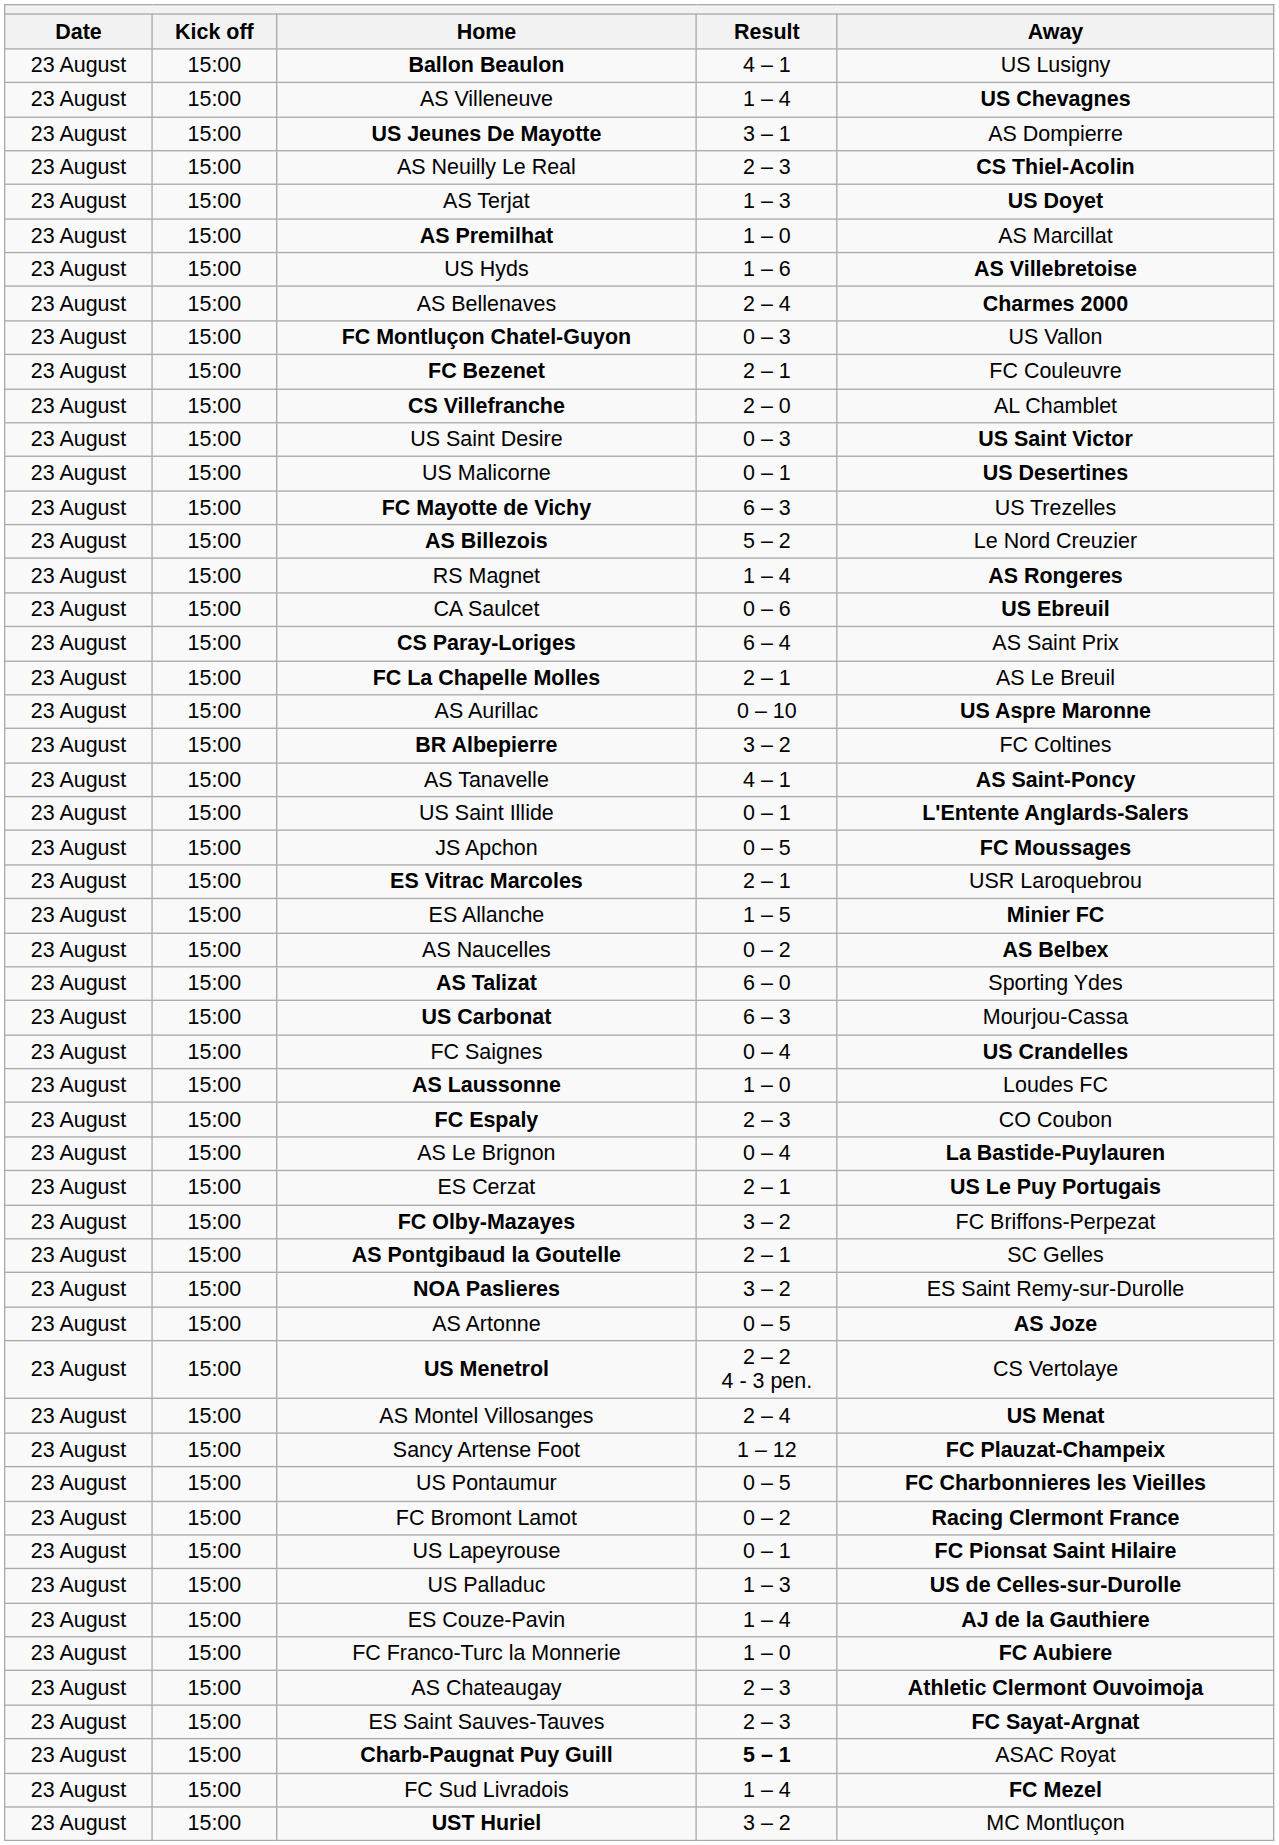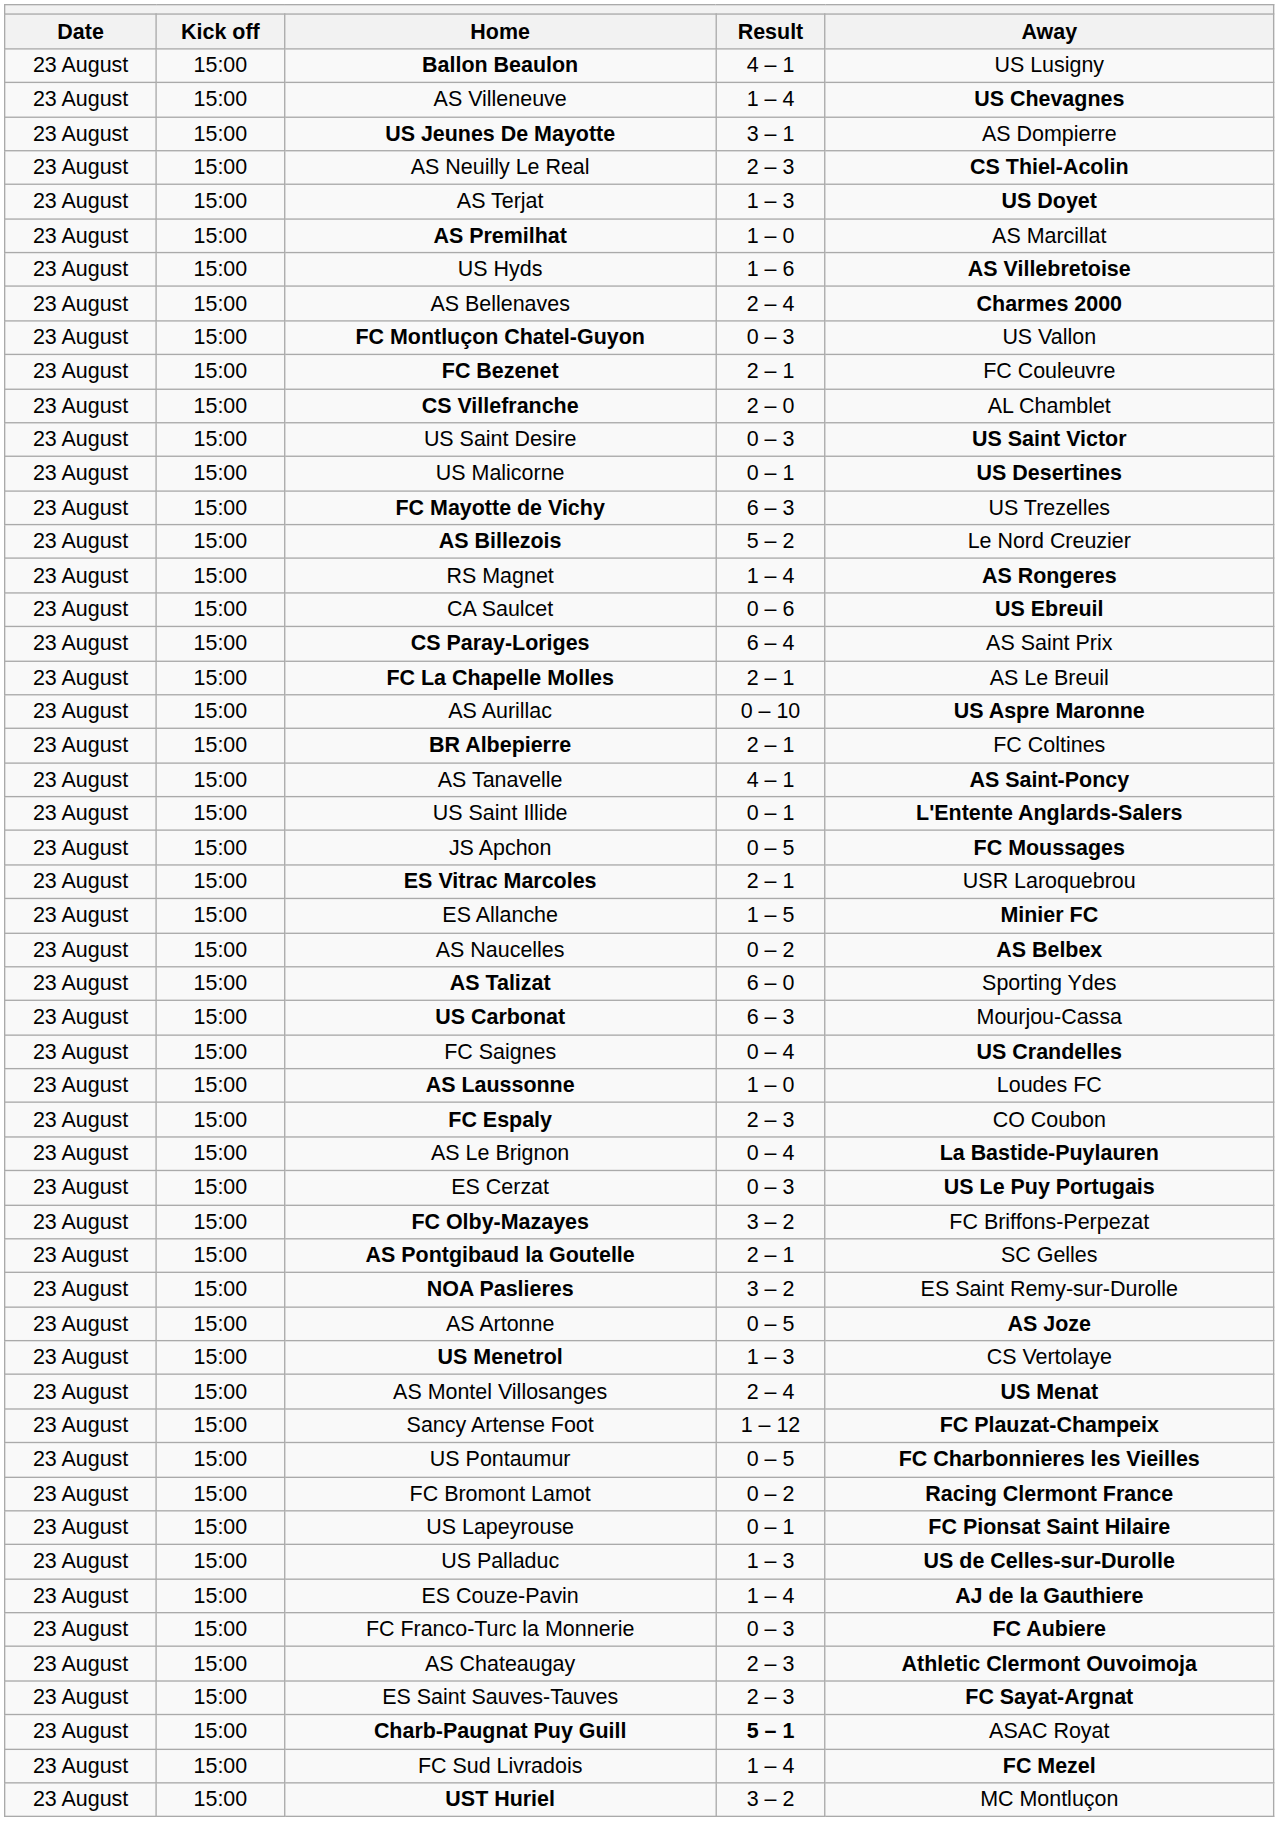(767, 745) 3 – 2 -> (770, 745) 2 – 1
(767, 1187) 2 – 1 -> (770, 1187) 0 – 3
(767, 1369) 2 – 2 4 - 3 pen. -> (770, 1357) 1 – 3
(767, 1653) 1 – 0 -> (770, 1629) 0 – 3
